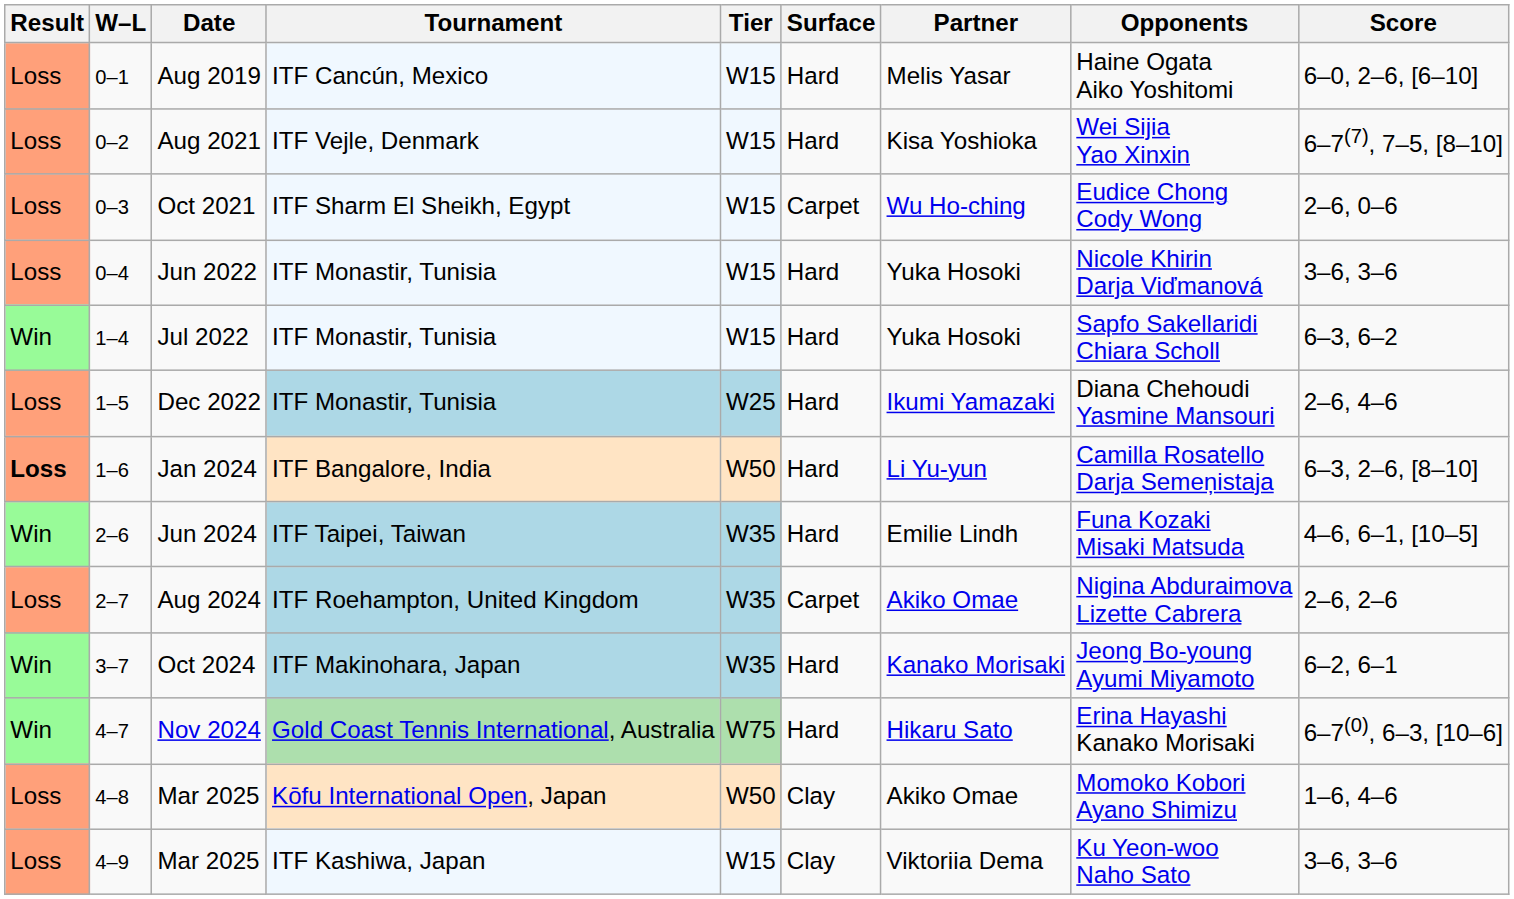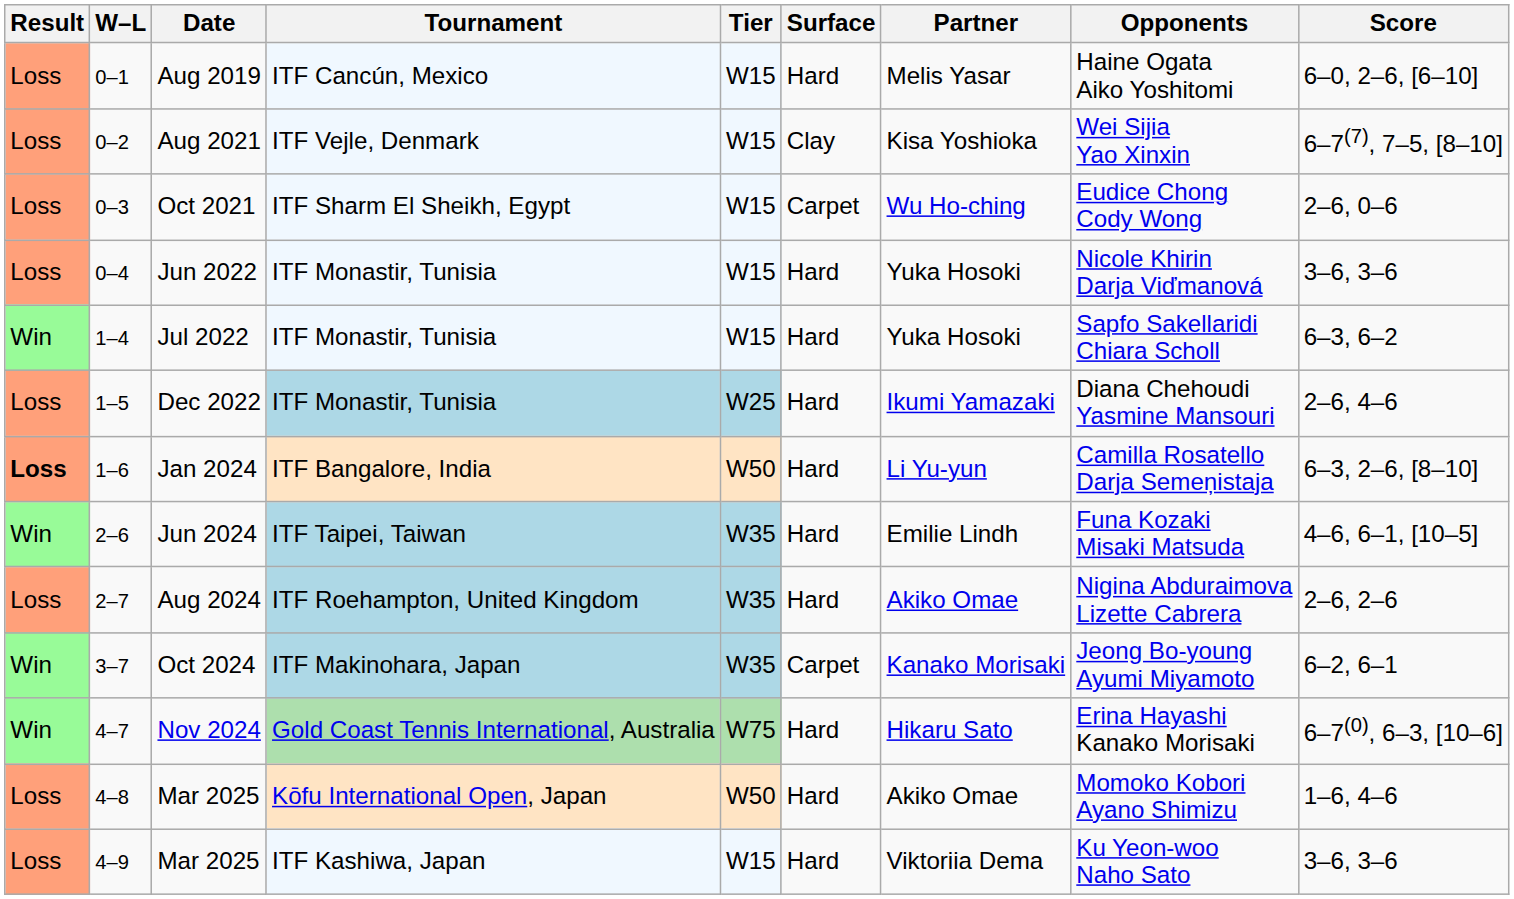(813, 141) Hard -> (811, 141) Clay
(823, 599) Carpet -> (813, 599) Hard
(813, 665) Hard -> (823, 665) Carpet
(811, 796) Clay -> (813, 796) Hard
(811, 861) Clay -> (813, 861) Hard
